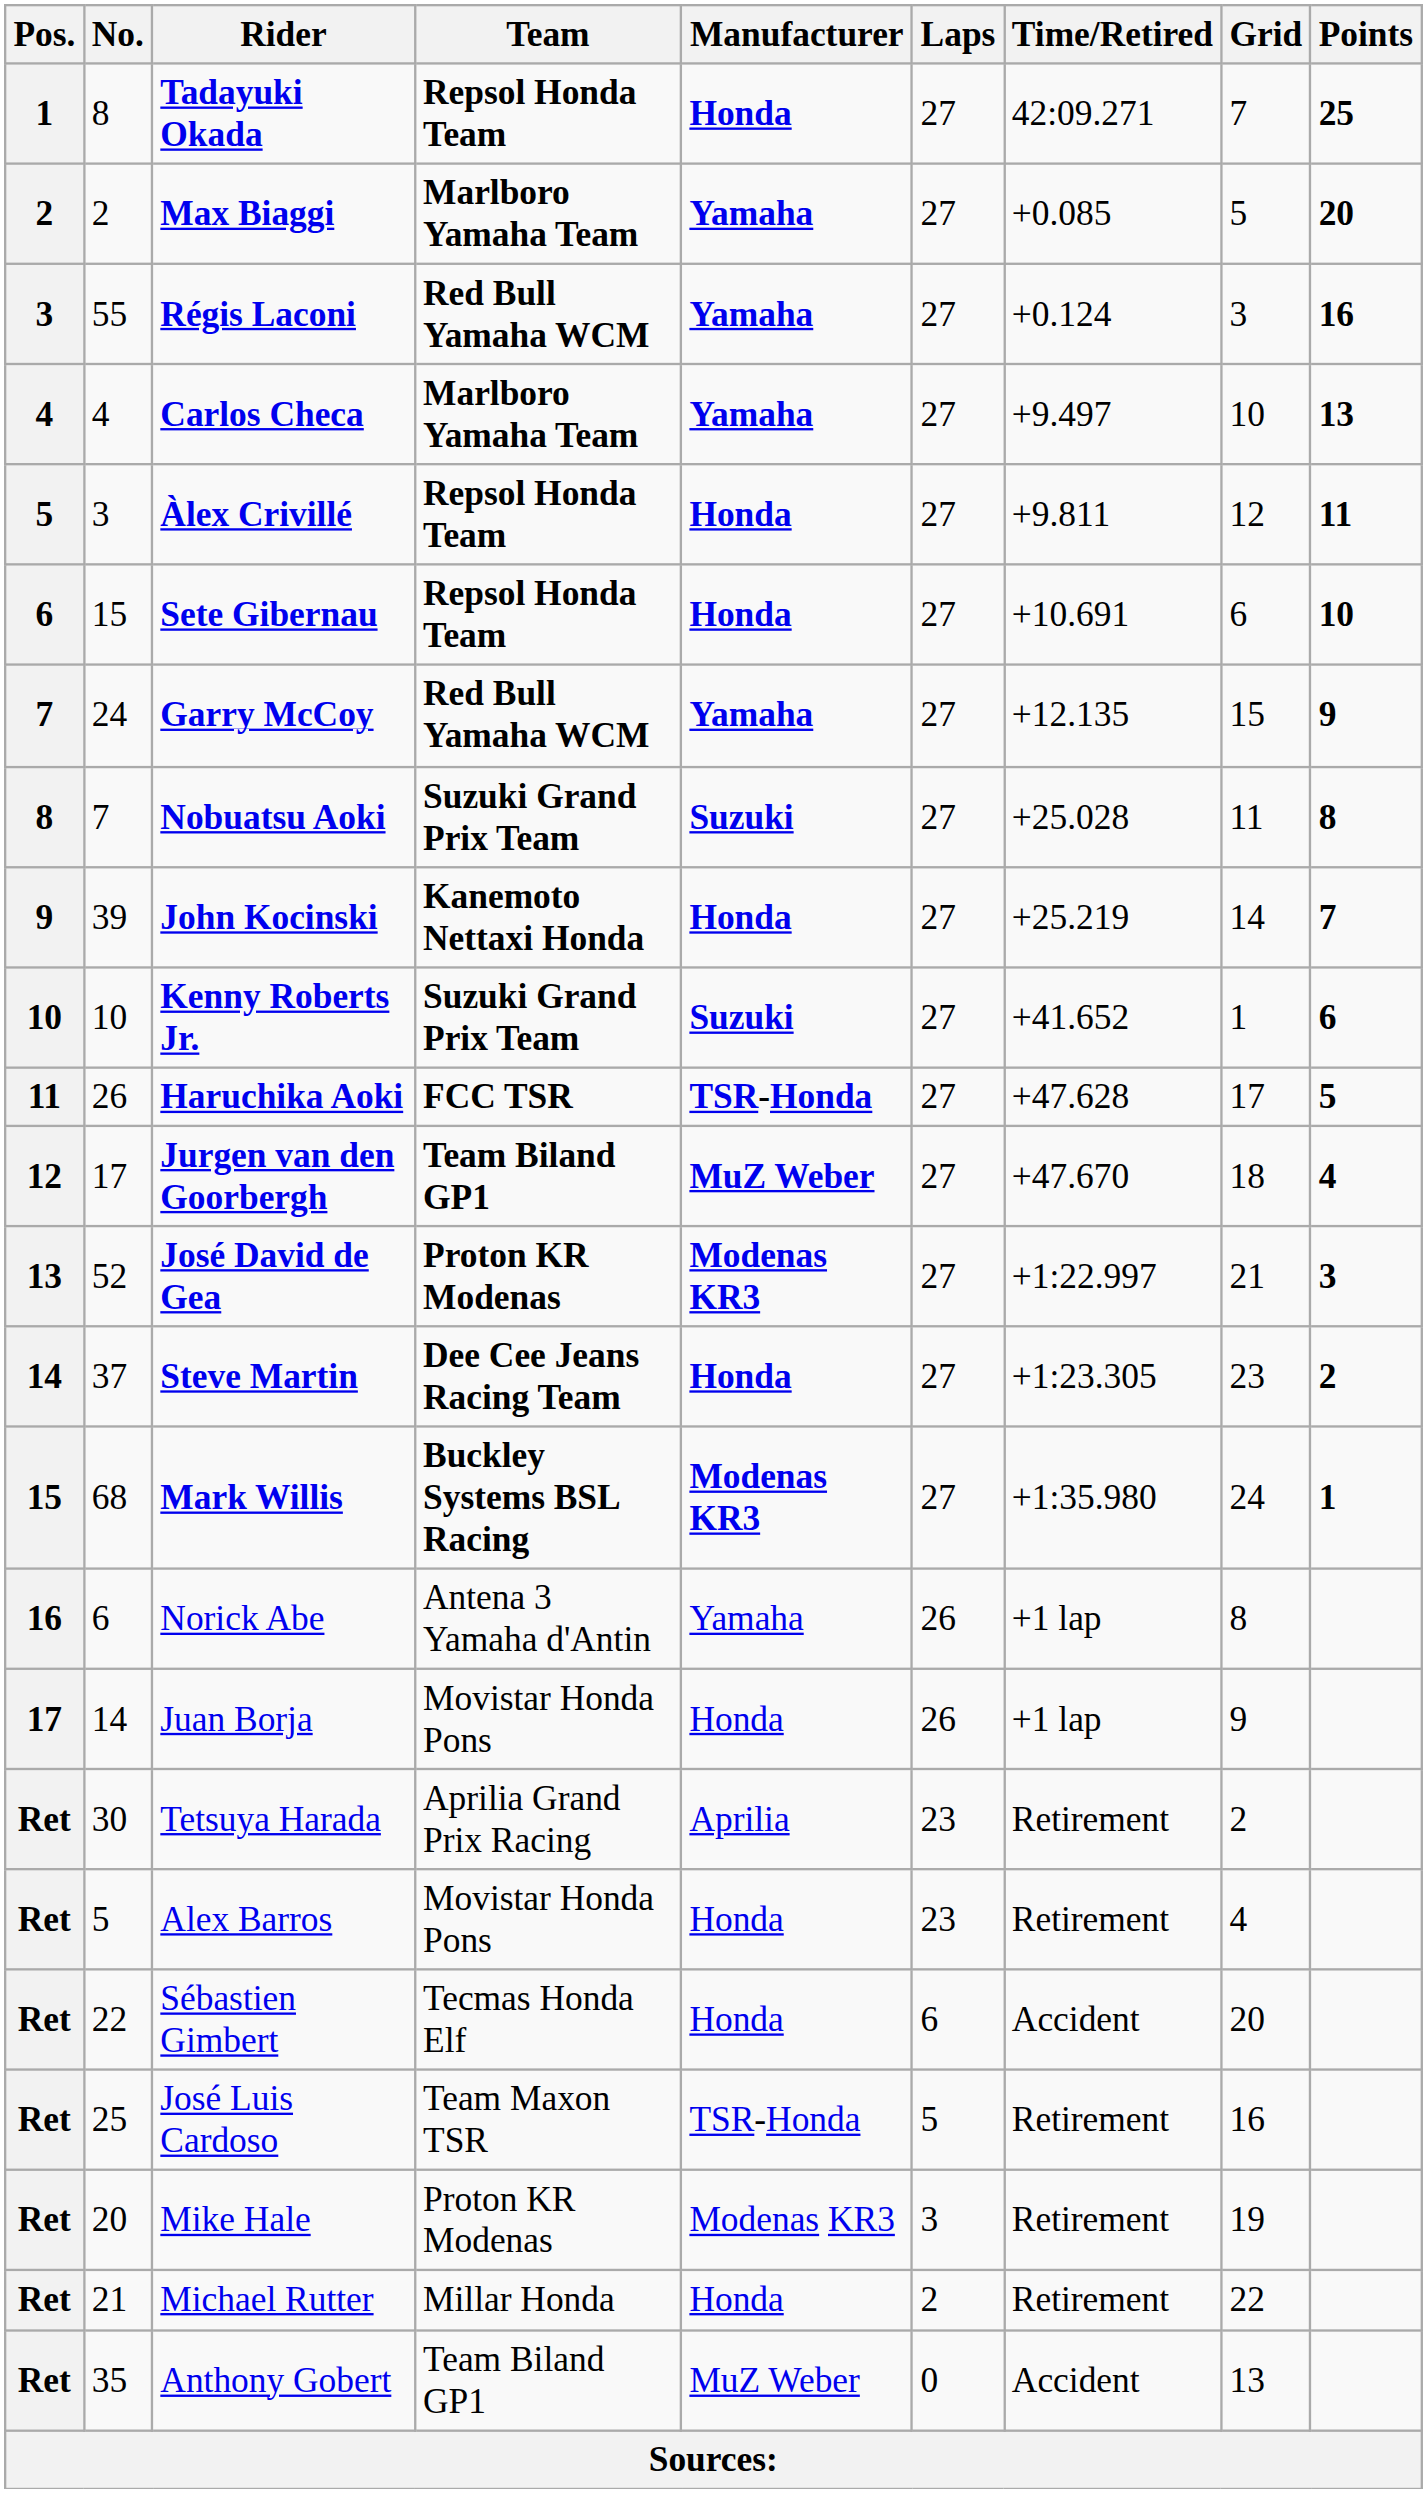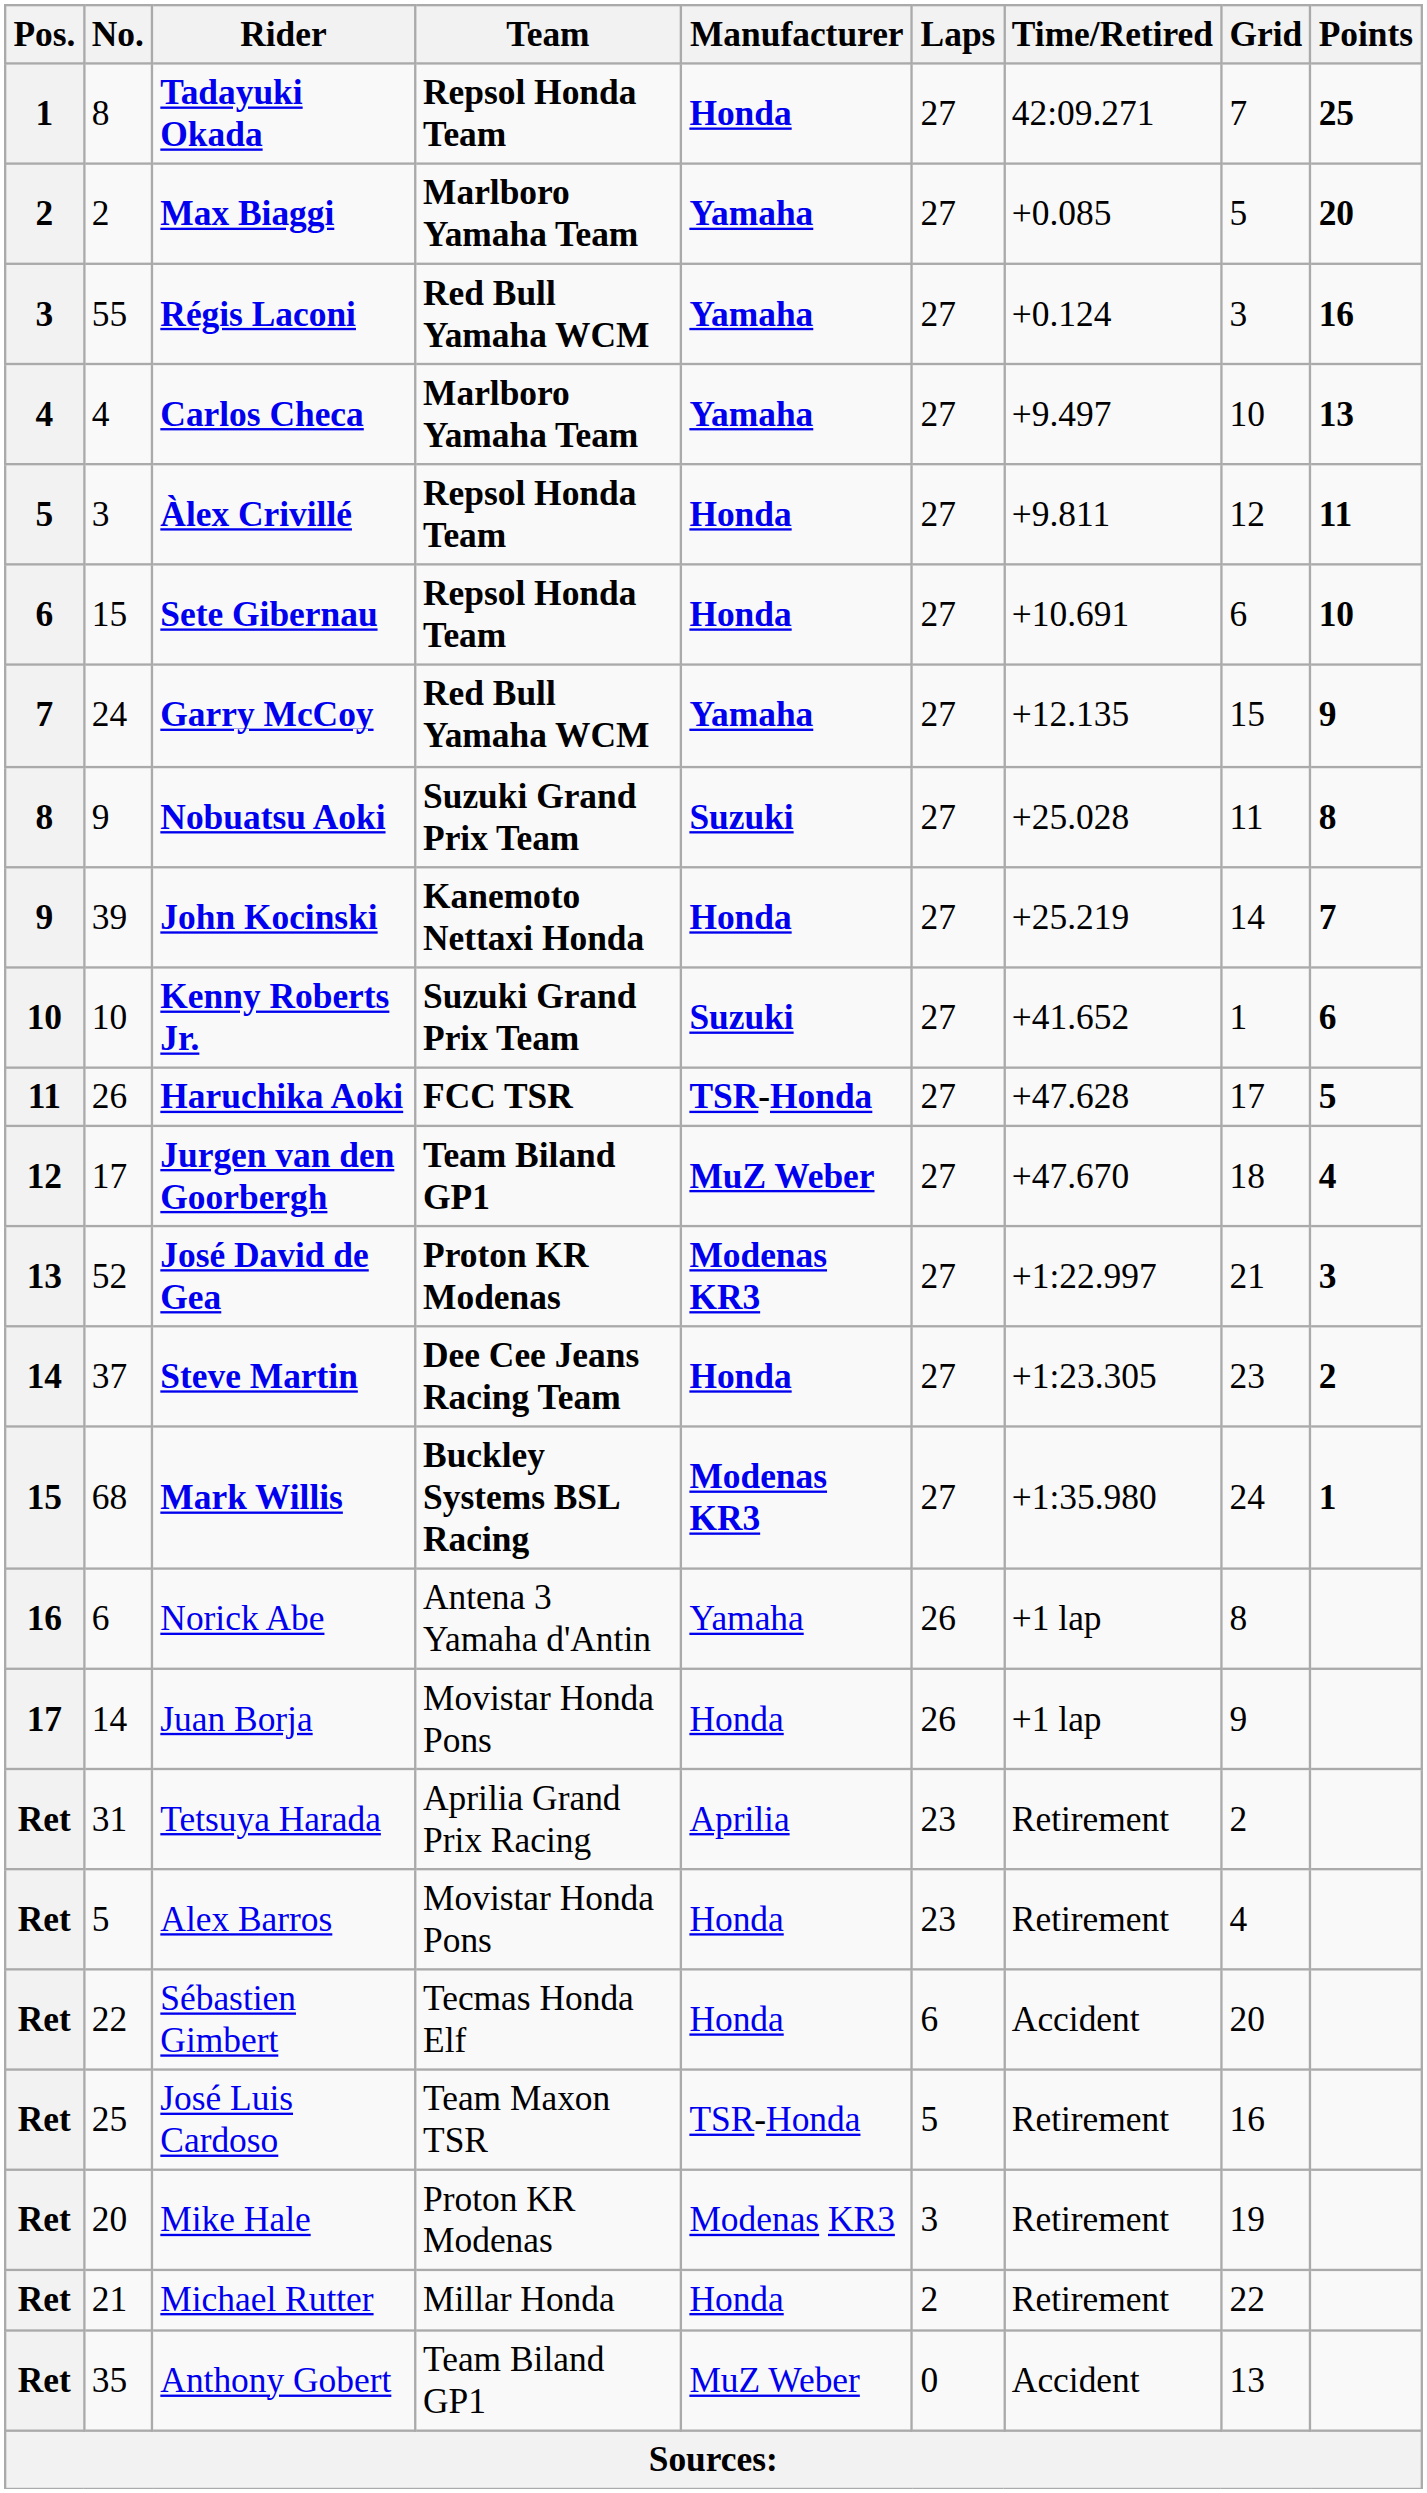(101, 815) 7 -> (101, 815) 9
(109, 1818) 30 -> (109, 1818) 31
